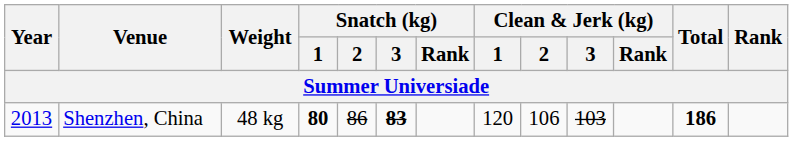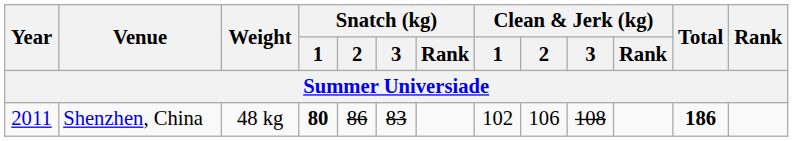(32, 119) 2013 -> (32, 119) 2011
(396, 119) bold -> (396, 119) normal
(498, 119) 120 -> (498, 119) 102
(590, 119) 103 -> (590, 119) 108
